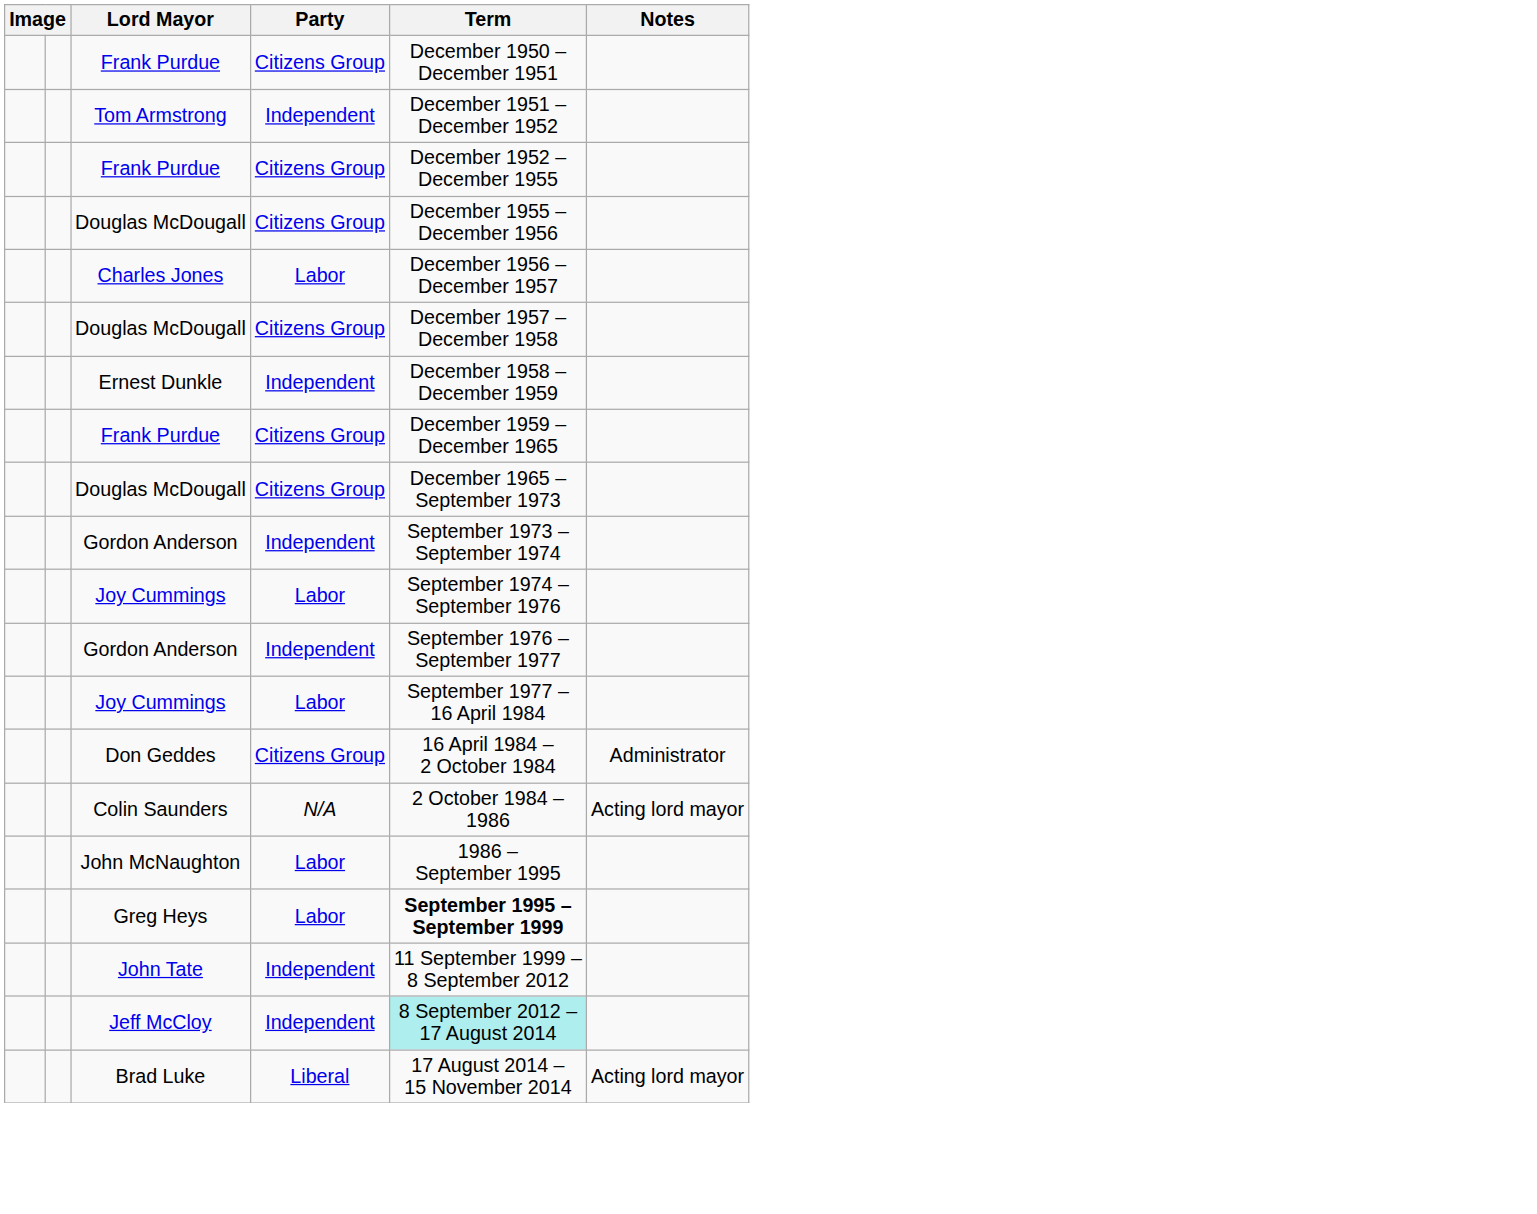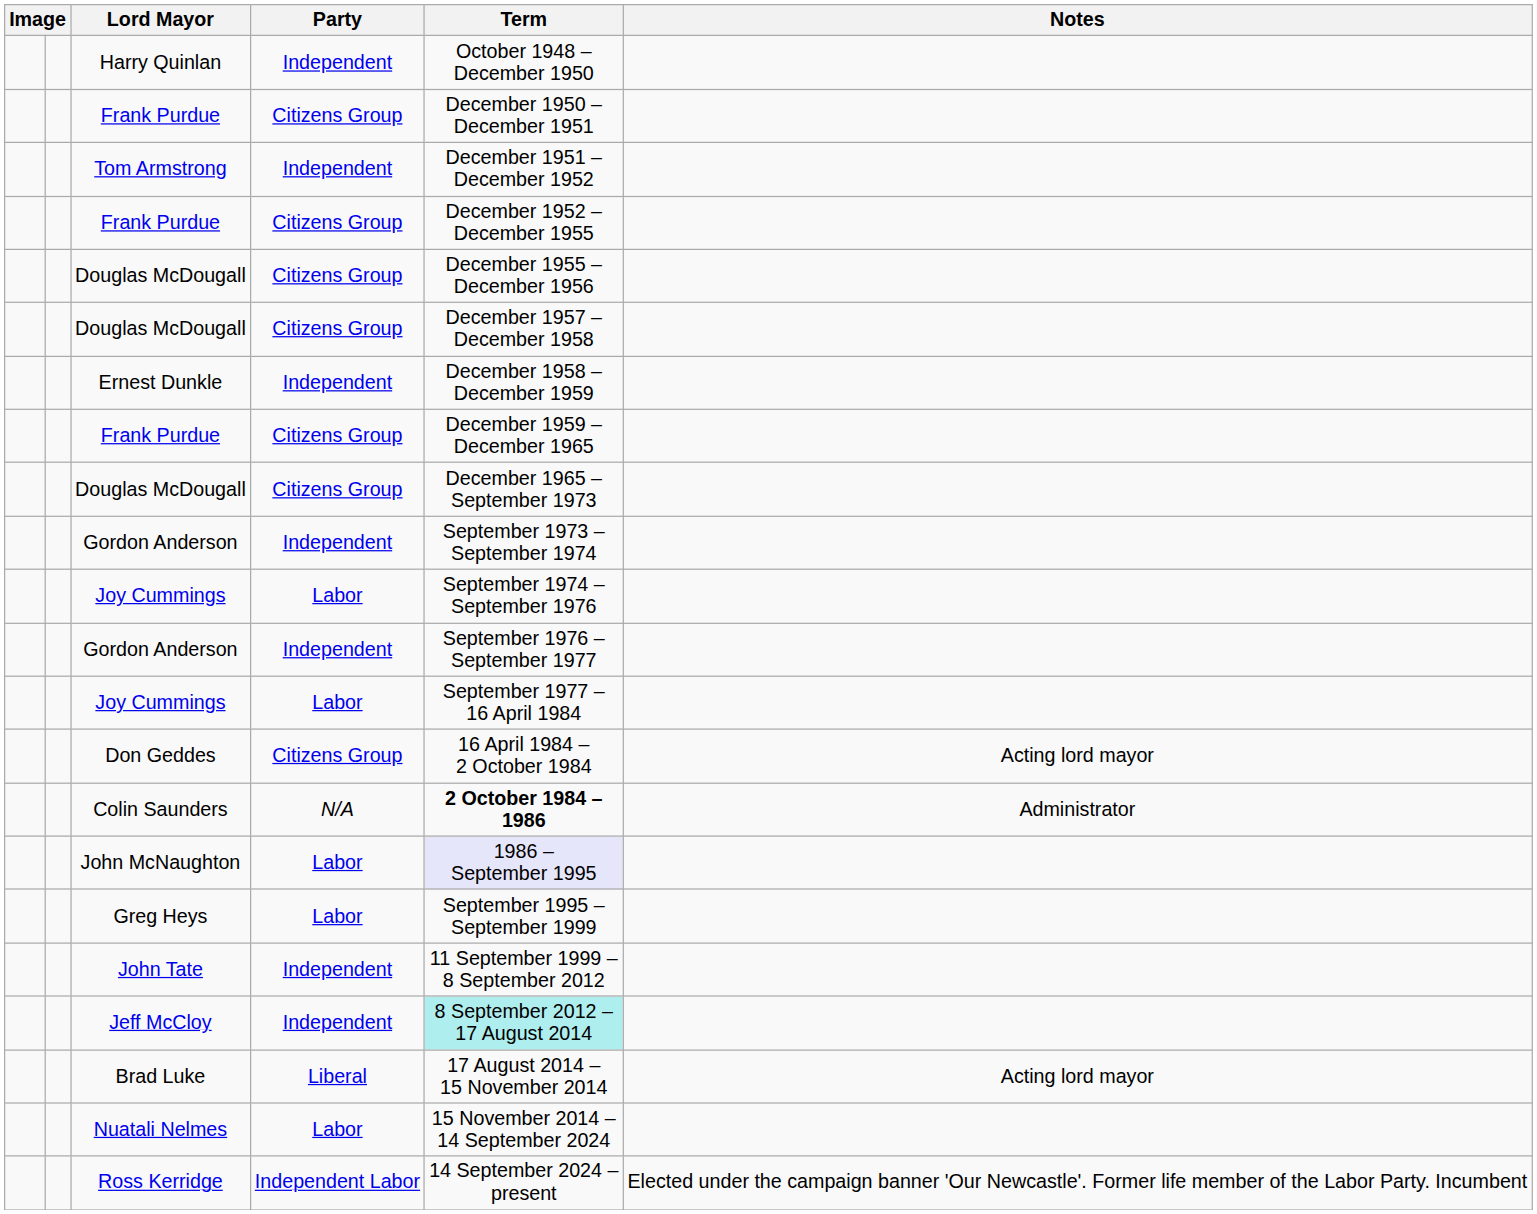+ row: (160, 62)
- row: (160, 275)
(668, 755) Administrator -> (1077, 755) Acting lord mayor
(488, 809) normal -> (524, 809) bold
(668, 809) Acting lord mayor -> (1077, 809) Administrator
(488, 862) no background -> (524, 862) lavender background
(488, 916) bold -> (524, 916) normal
+ row: (160, 1129)
+ row: (160, 1182)
